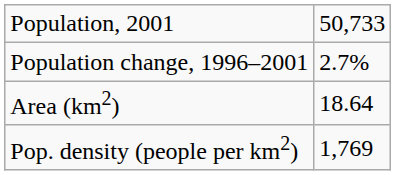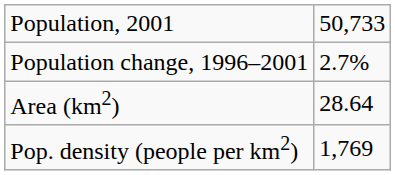(346, 102) 18.64 -> (346, 102) 28.64
